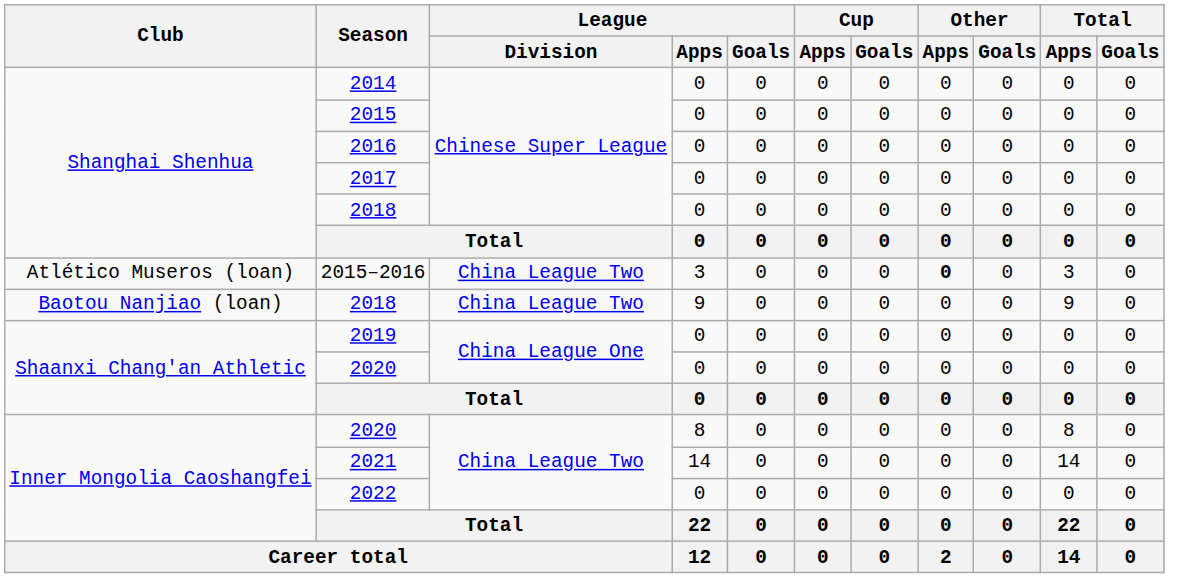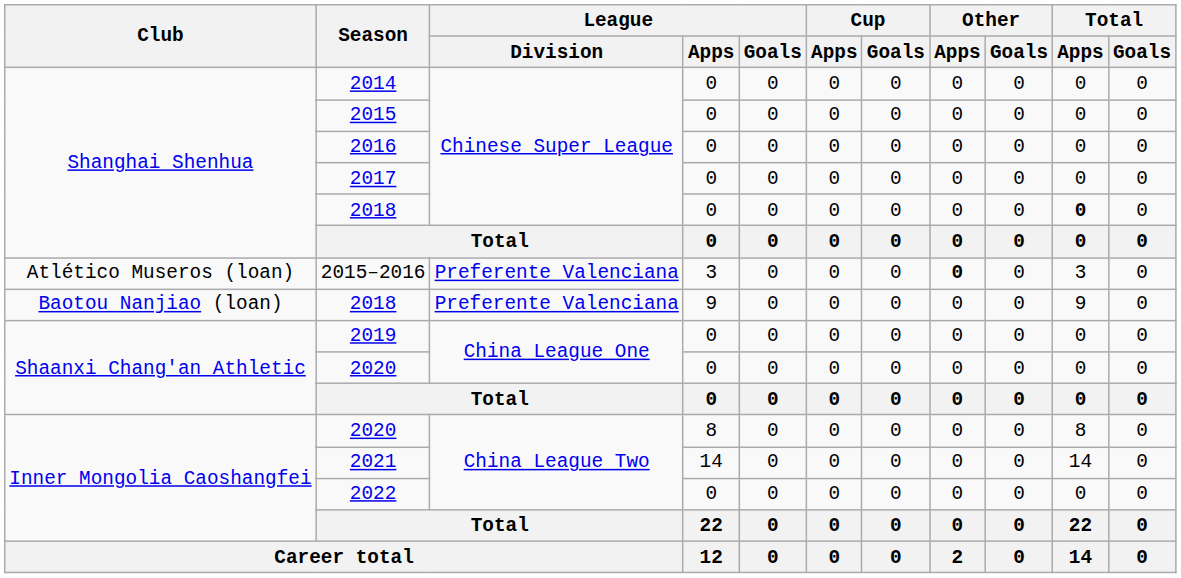(1069, 210) normal -> (1081, 210) bold
(551, 273) China League Two -> (557, 273) Preferente Valenciana
(551, 305) China League Two -> (557, 305) Preferente Valenciana
